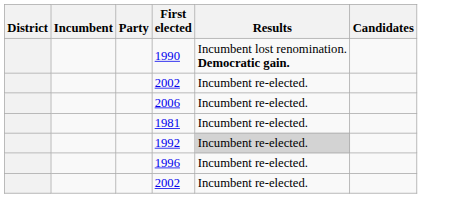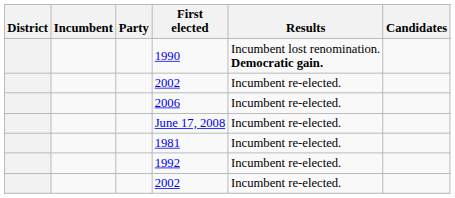+ row: (28, 123)
(253, 143) lightgrey background -> (286, 163) no background
- row: (28, 163)
